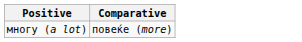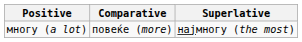+ column: (236, 13)
